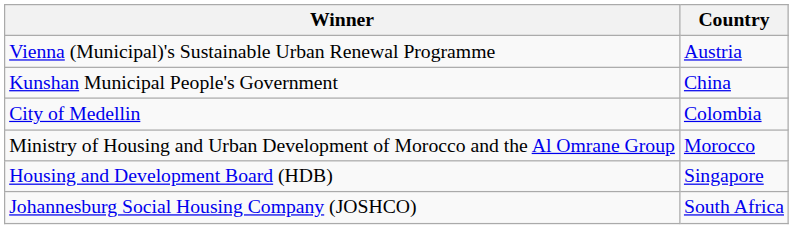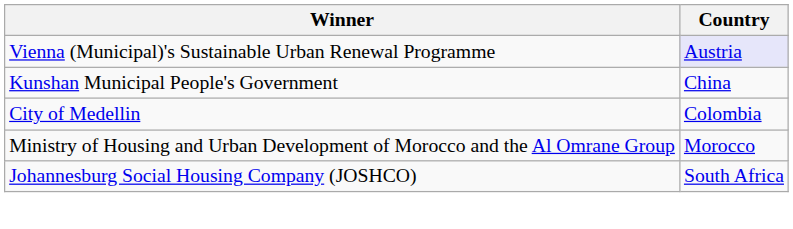(713, 51) no background -> (713, 51) lavender background
- row: (171, 176)
